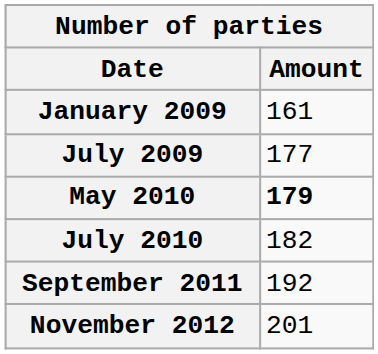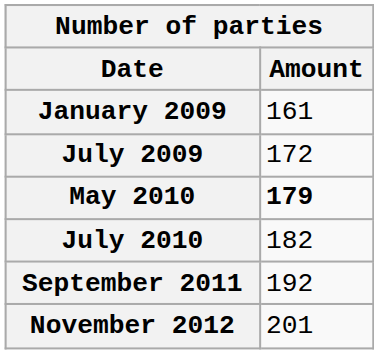(290, 155) 177 -> (290, 155) 172
